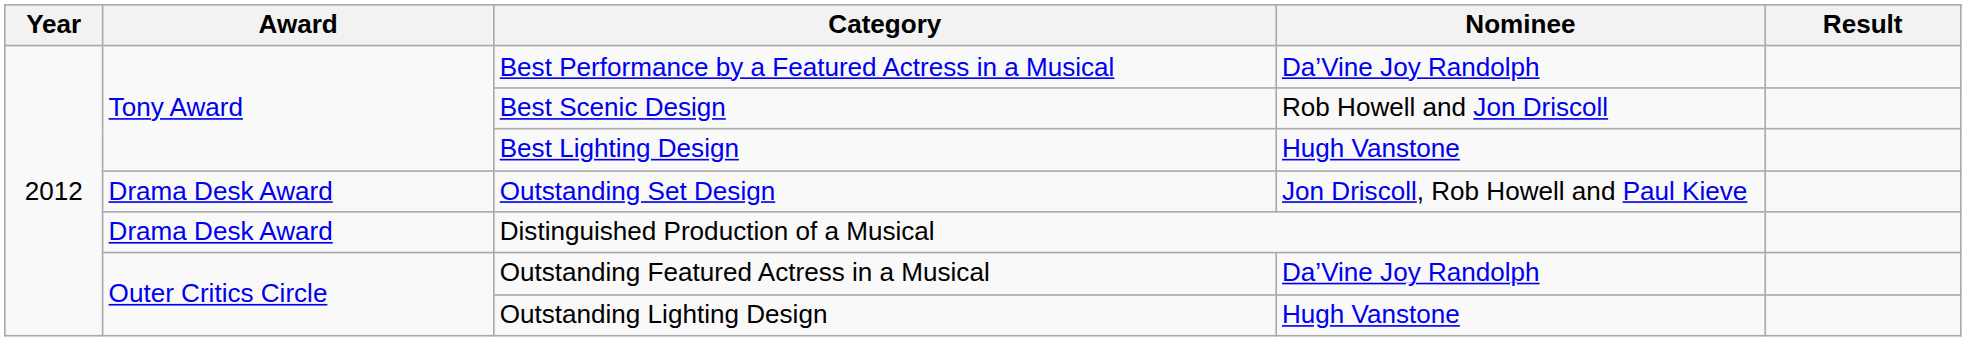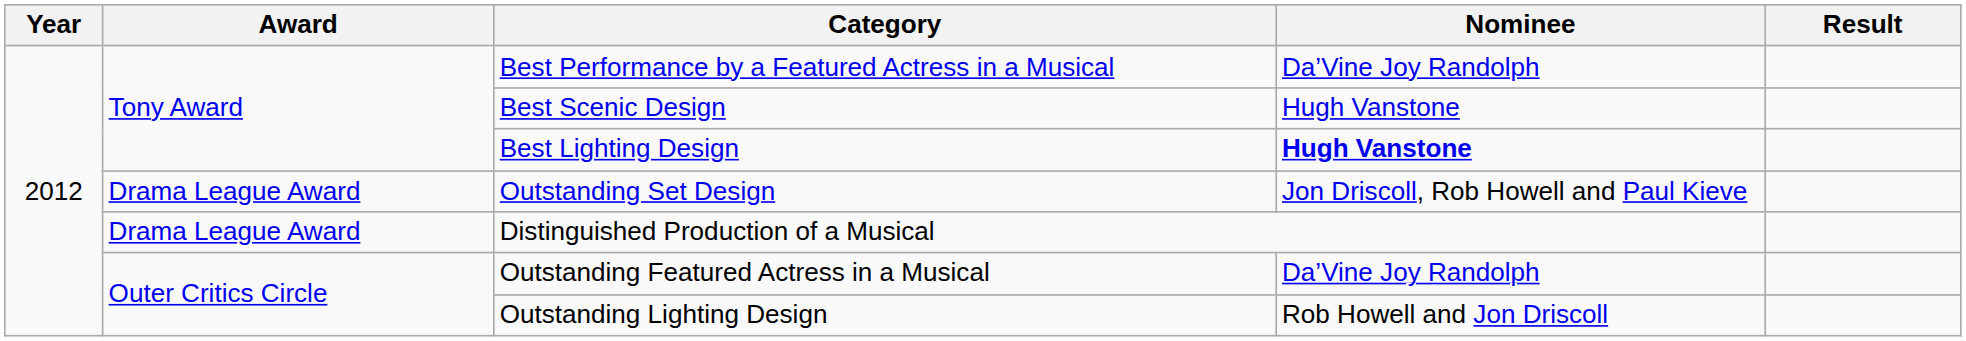(1445, 107) Rob Howell and Jon Driscoll -> (1371, 107) Hugh Vanstone
(1371, 149) normal -> (1377, 149) bold
(221, 190) Drama Desk Award -> (234, 190) Drama League Award
(221, 231) Drama Desk Award -> (234, 231) Drama League Award
(1371, 314) Hugh Vanstone -> (1445, 314) Rob Howell and Jon Driscoll
